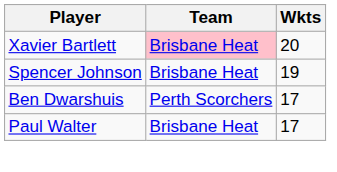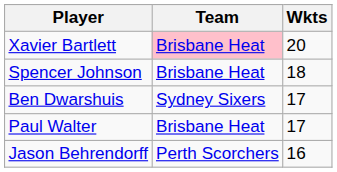(290, 72) 19 -> (296, 72) 18
(211, 99) Perth Scorchers -> (211, 99) Sydney Sixers
+ row: (78, 153)
